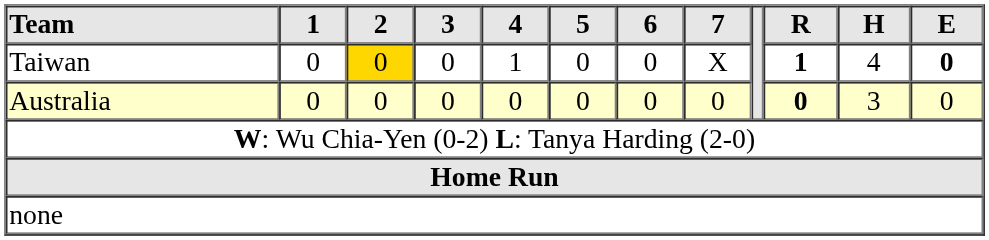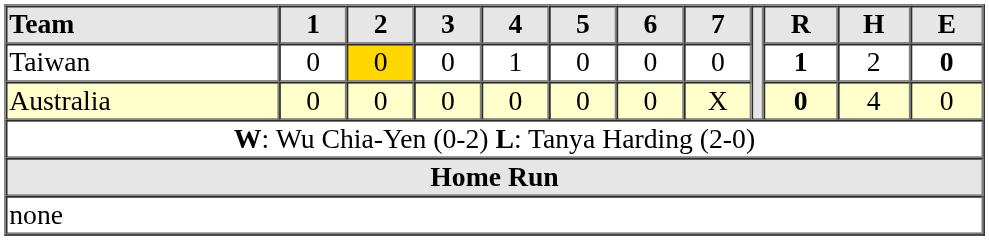(718, 62) X -> (718, 62) 0
(874, 62) 4 -> (874, 62) 2
(718, 100) 0 -> (718, 100) X
(874, 100) 3 -> (874, 100) 4
